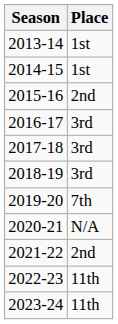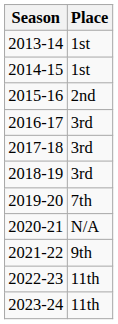(83, 252) 2nd -> (81, 252) 9th
